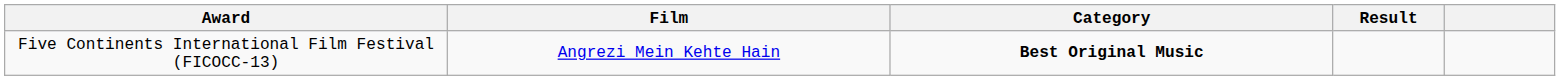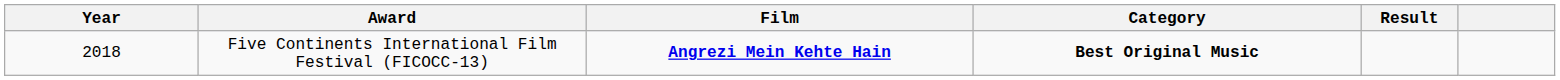+ column: (101, 18)
(669, 53) normal -> (780, 53) bold
